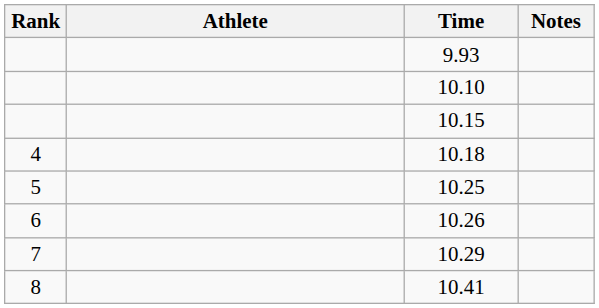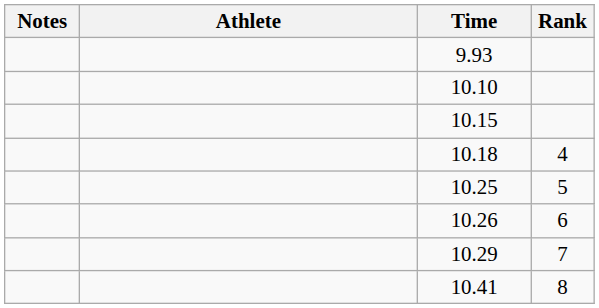columns swapped: (36, 21) <-> (556, 21)
